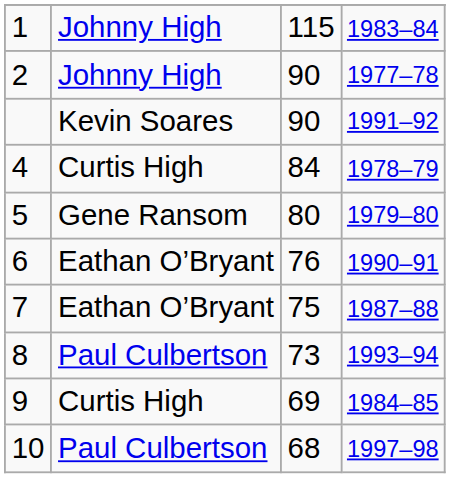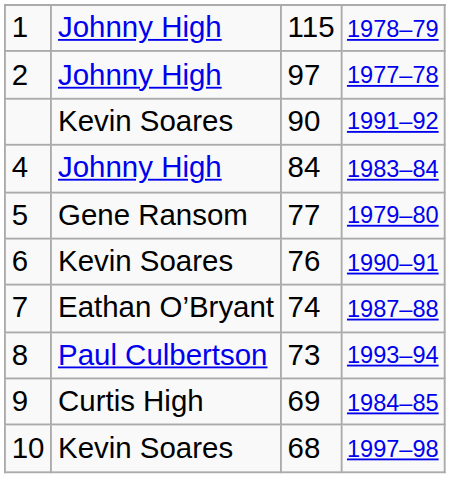(393, 28) 1983–84 -> (393, 28) 1978–79
(304, 74) 90 -> (304, 74) 97
(131, 167) Curtis High -> (140, 167) Johnny High
(393, 168) 1978–79 -> (393, 168) 1983–84
(304, 214) 80 -> (304, 214) 77
(166, 261) Eathan O’Bryant -> (146, 261) Kevin Soares
(304, 307) 75 -> (304, 307) 74
(163, 448) Paul Culbertson -> (146, 448) Kevin Soares
